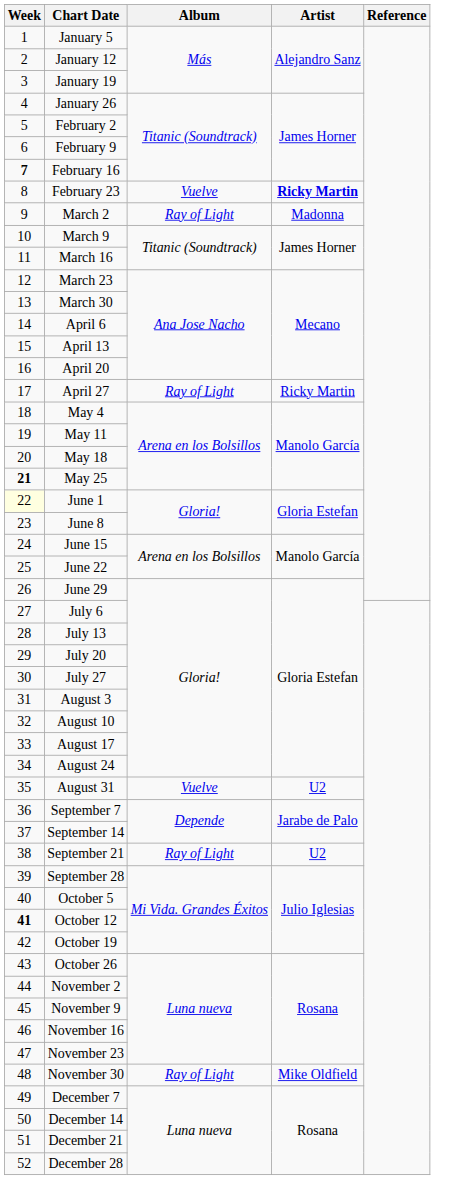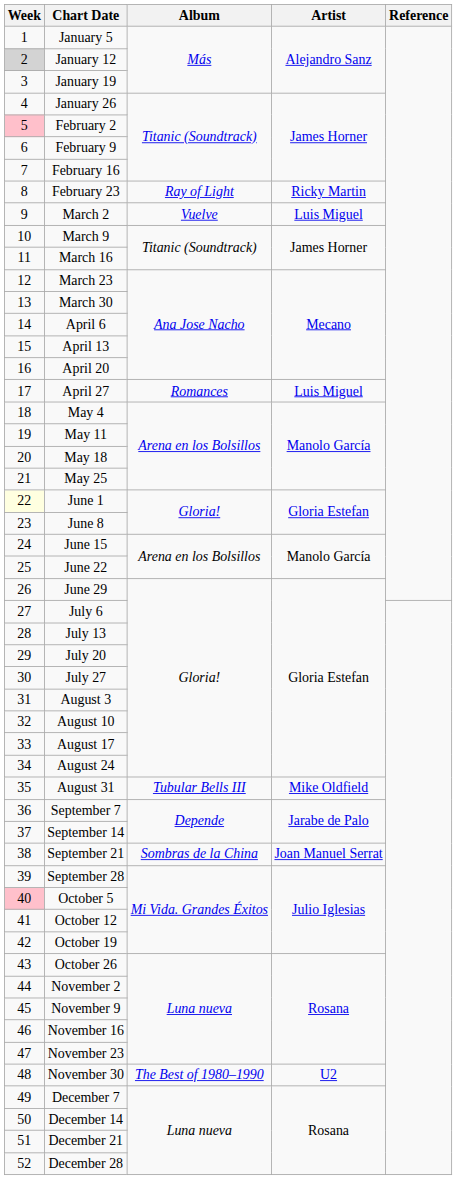(24, 59) no background -> (24, 59) lightgrey background
(24, 125) no background -> (24, 125) pink background
(24, 170) bold -> (24, 170) normal
(199, 192) Vuelve -> (199, 192) Ray of Light
(318, 192) bold -> (329, 192) normal
(199, 214) Ray of Light -> (199, 214) Vuelve
(318, 214) Madonna -> (329, 214) Luis Miguel
(199, 390) Ray of Light -> (199, 390) Romances
(318, 390) Ricky Martin -> (329, 390) Luis Miguel
(24, 479) bold -> (24, 479) normal
(199, 788) Vuelve -> (199, 788) Tubular Bells III
(318, 788) U2 -> (329, 788) Mike Oldfield
(199, 854) Ray of Light -> (199, 854) Sombras de la China
(318, 854) U2 -> (329, 854) Joan Manuel Serrat
(24, 898) no background -> (24, 898) pink background
(24, 920) bold -> (24, 920) normal
(199, 1075) Ray of Light -> (199, 1075) The Best of 1980–1990
(318, 1075) Mike Oldfield -> (329, 1075) U2
